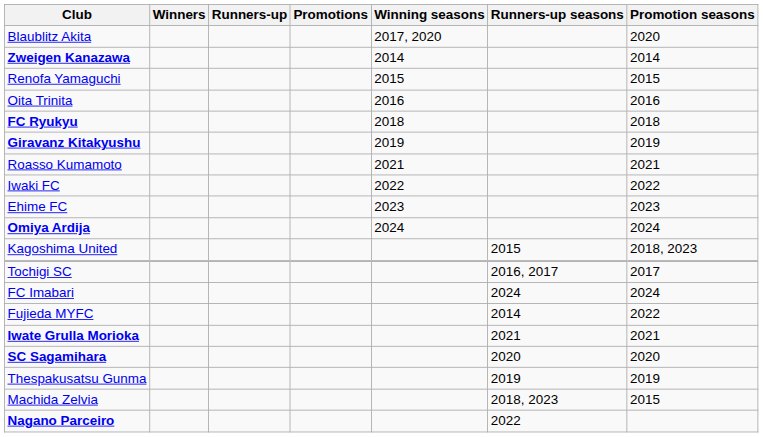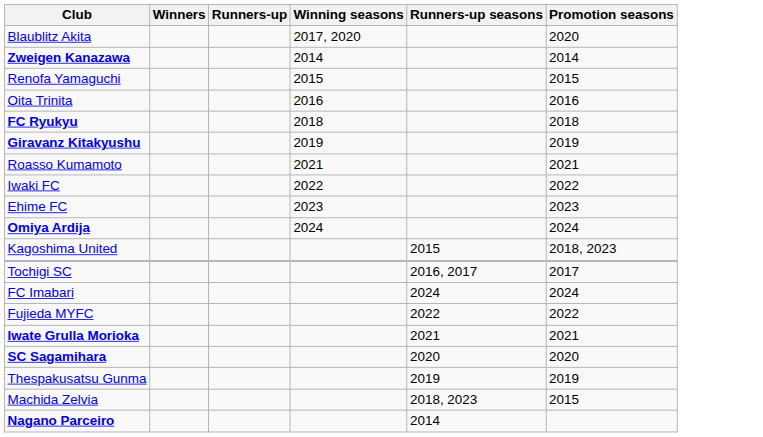- column: (331, 15)
(506, 314) 2014 -> (425, 314) 2022
(506, 420) 2022 -> (425, 420) 2014
